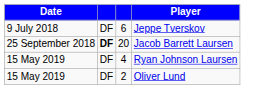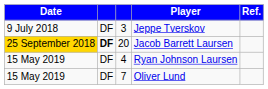+ column: (252, 12)
(124, 28) 6 -> (124, 28) 3
(51, 44) no background -> (51, 44) gold background
(124, 76) 2 -> (124, 76) 7
